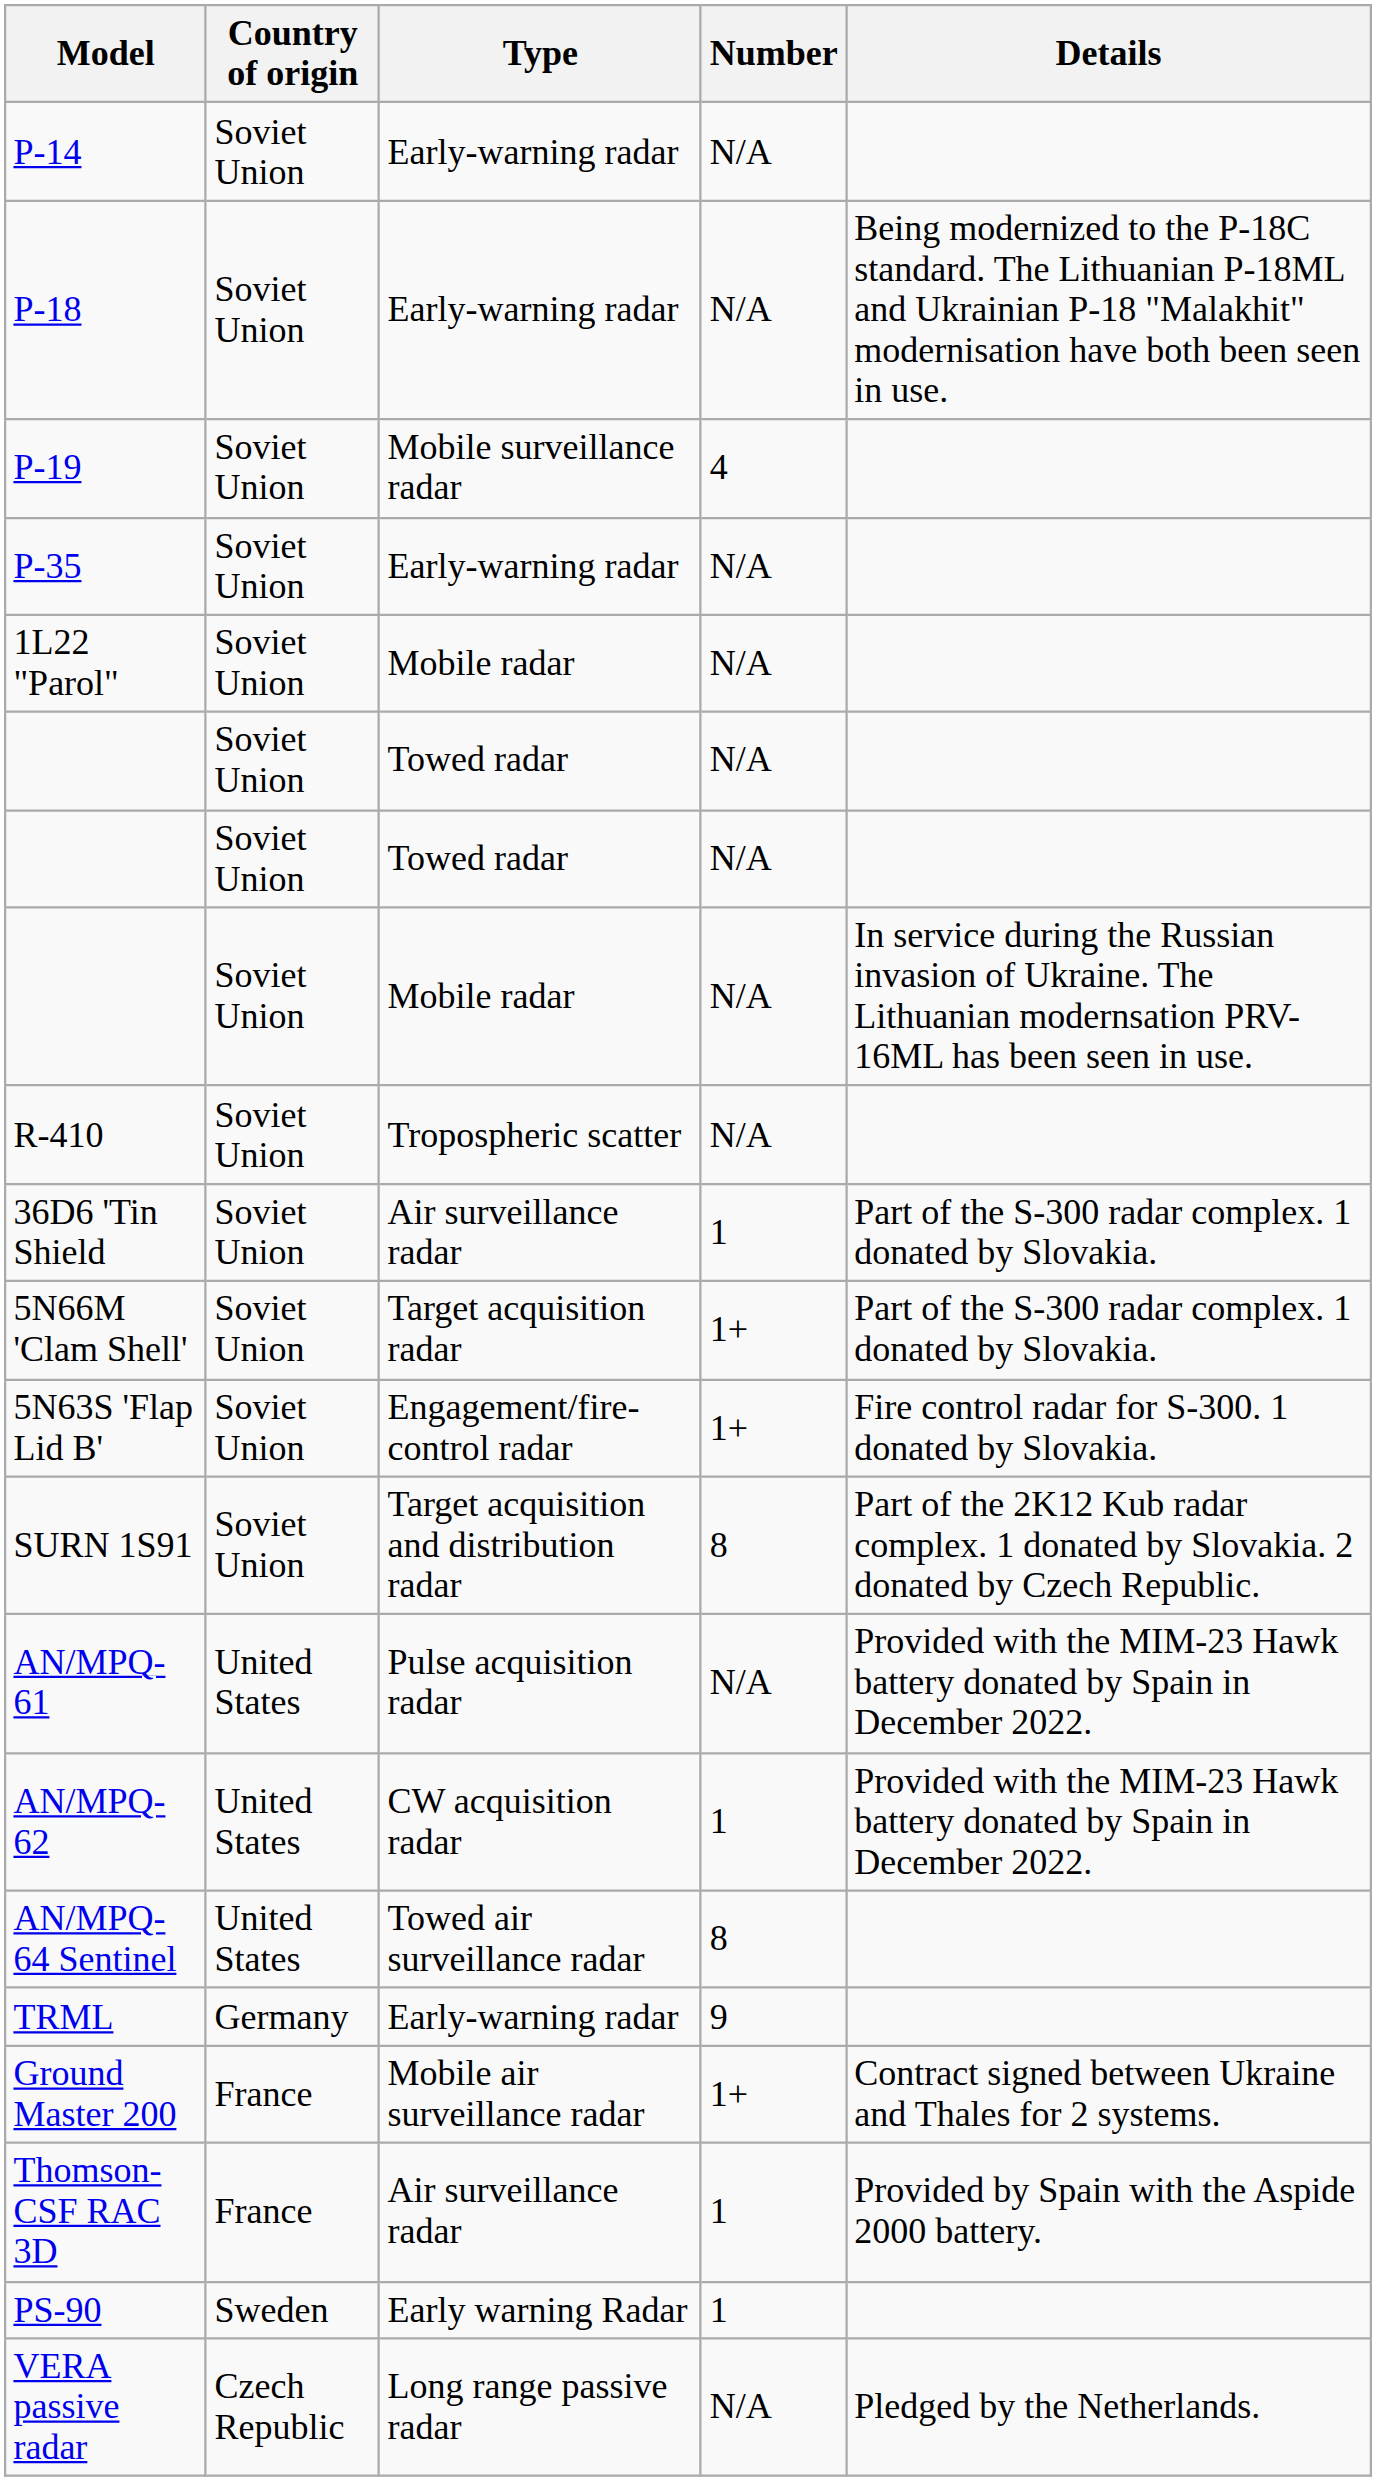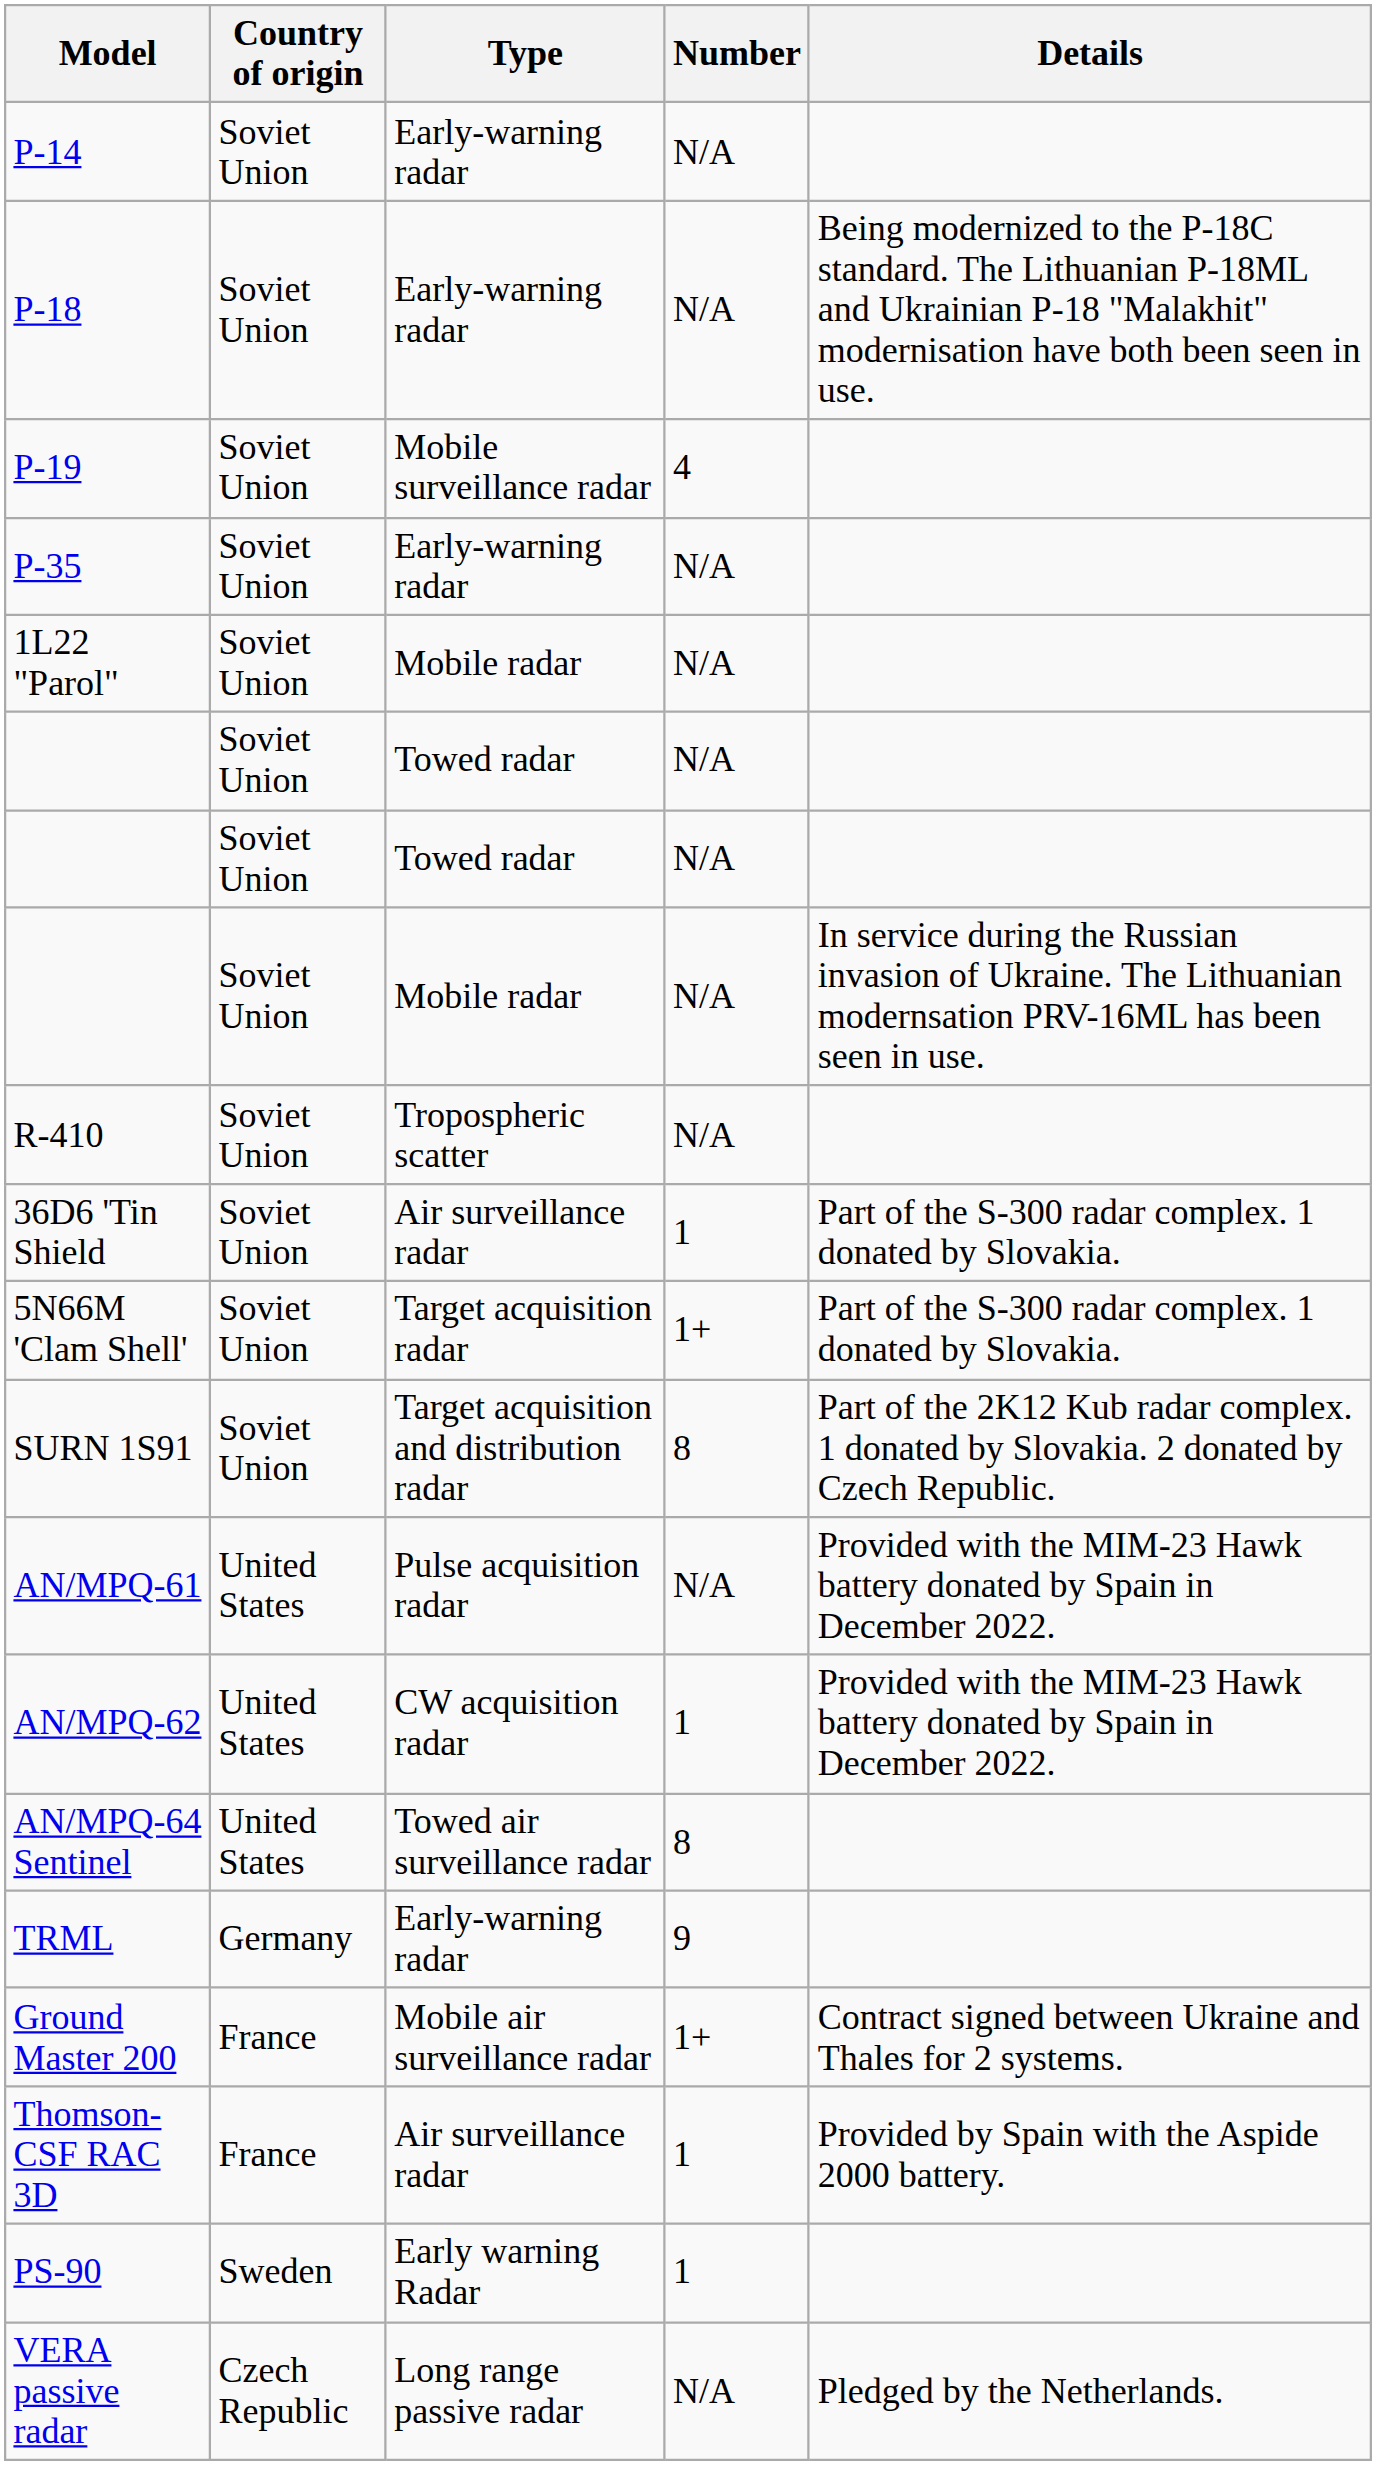- row: (103, 1426)
